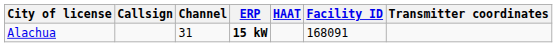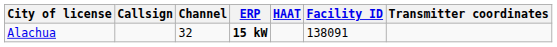(185, 33) 31 -> (185, 33) 32
(327, 33) 168091 -> (327, 33) 138091
